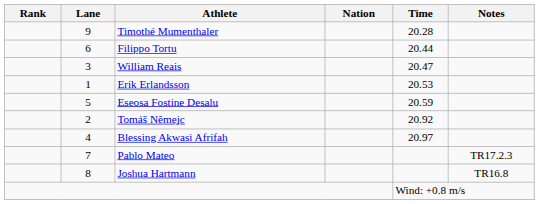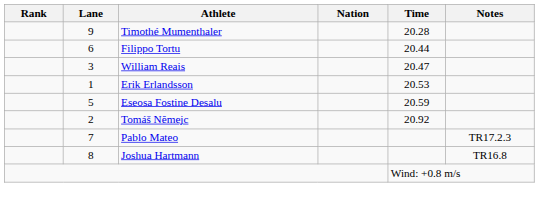- row: (172, 137)
